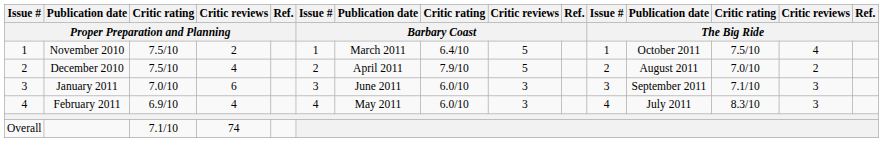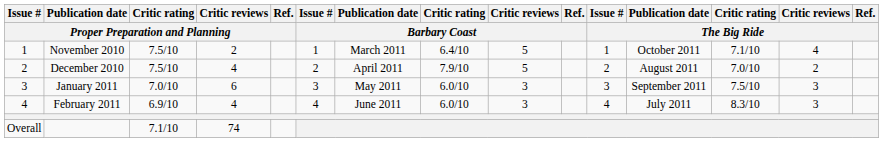(745, 50) 7.5/10 -> (745, 50) 7.1/10
(378, 86) June 2011 -> (378, 86) May 2011
(745, 86) 7.1/10 -> (745, 86) 7.5/10
(378, 104) May 2011 -> (378, 104) June 2011
